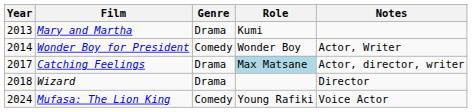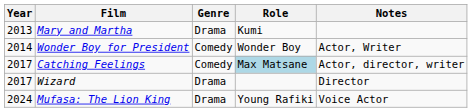(210, 64) Drama -> (213, 64) Comedy
(20, 82) 2018 -> (20, 82) 2017
(213, 99) Comedy -> (210, 99) Drama
